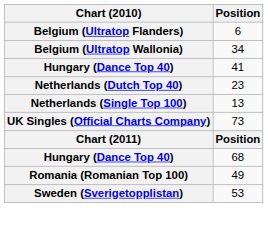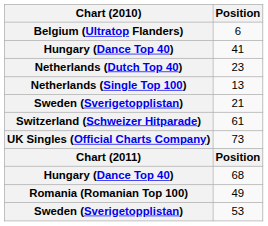- row: (238, 49)
+ row: (238, 103)
+ row: (238, 121)
